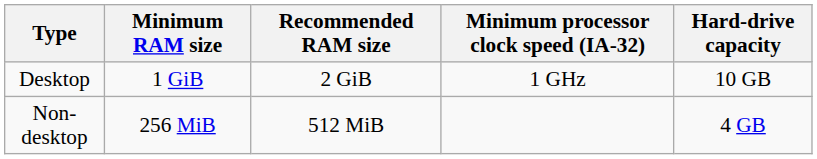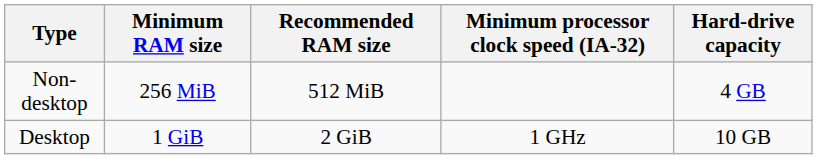rows swapped: (54, 124) <-> (54, 79)
